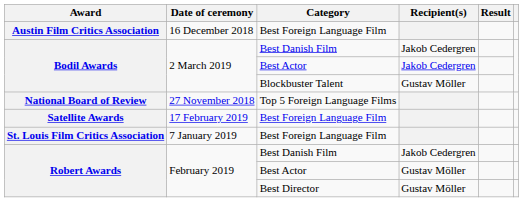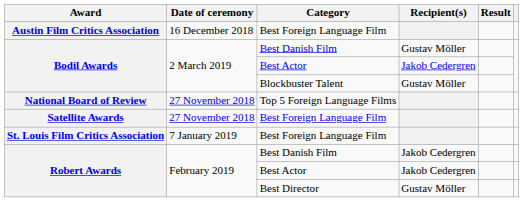(438, 48) Jakob Cedergren -> (433, 48) Gustav Möller
(209, 118) 17 February 2019 -> (212, 118) 27 November 2018
(433, 170) Gustav Möller -> (438, 170) Jakob Cedergren
